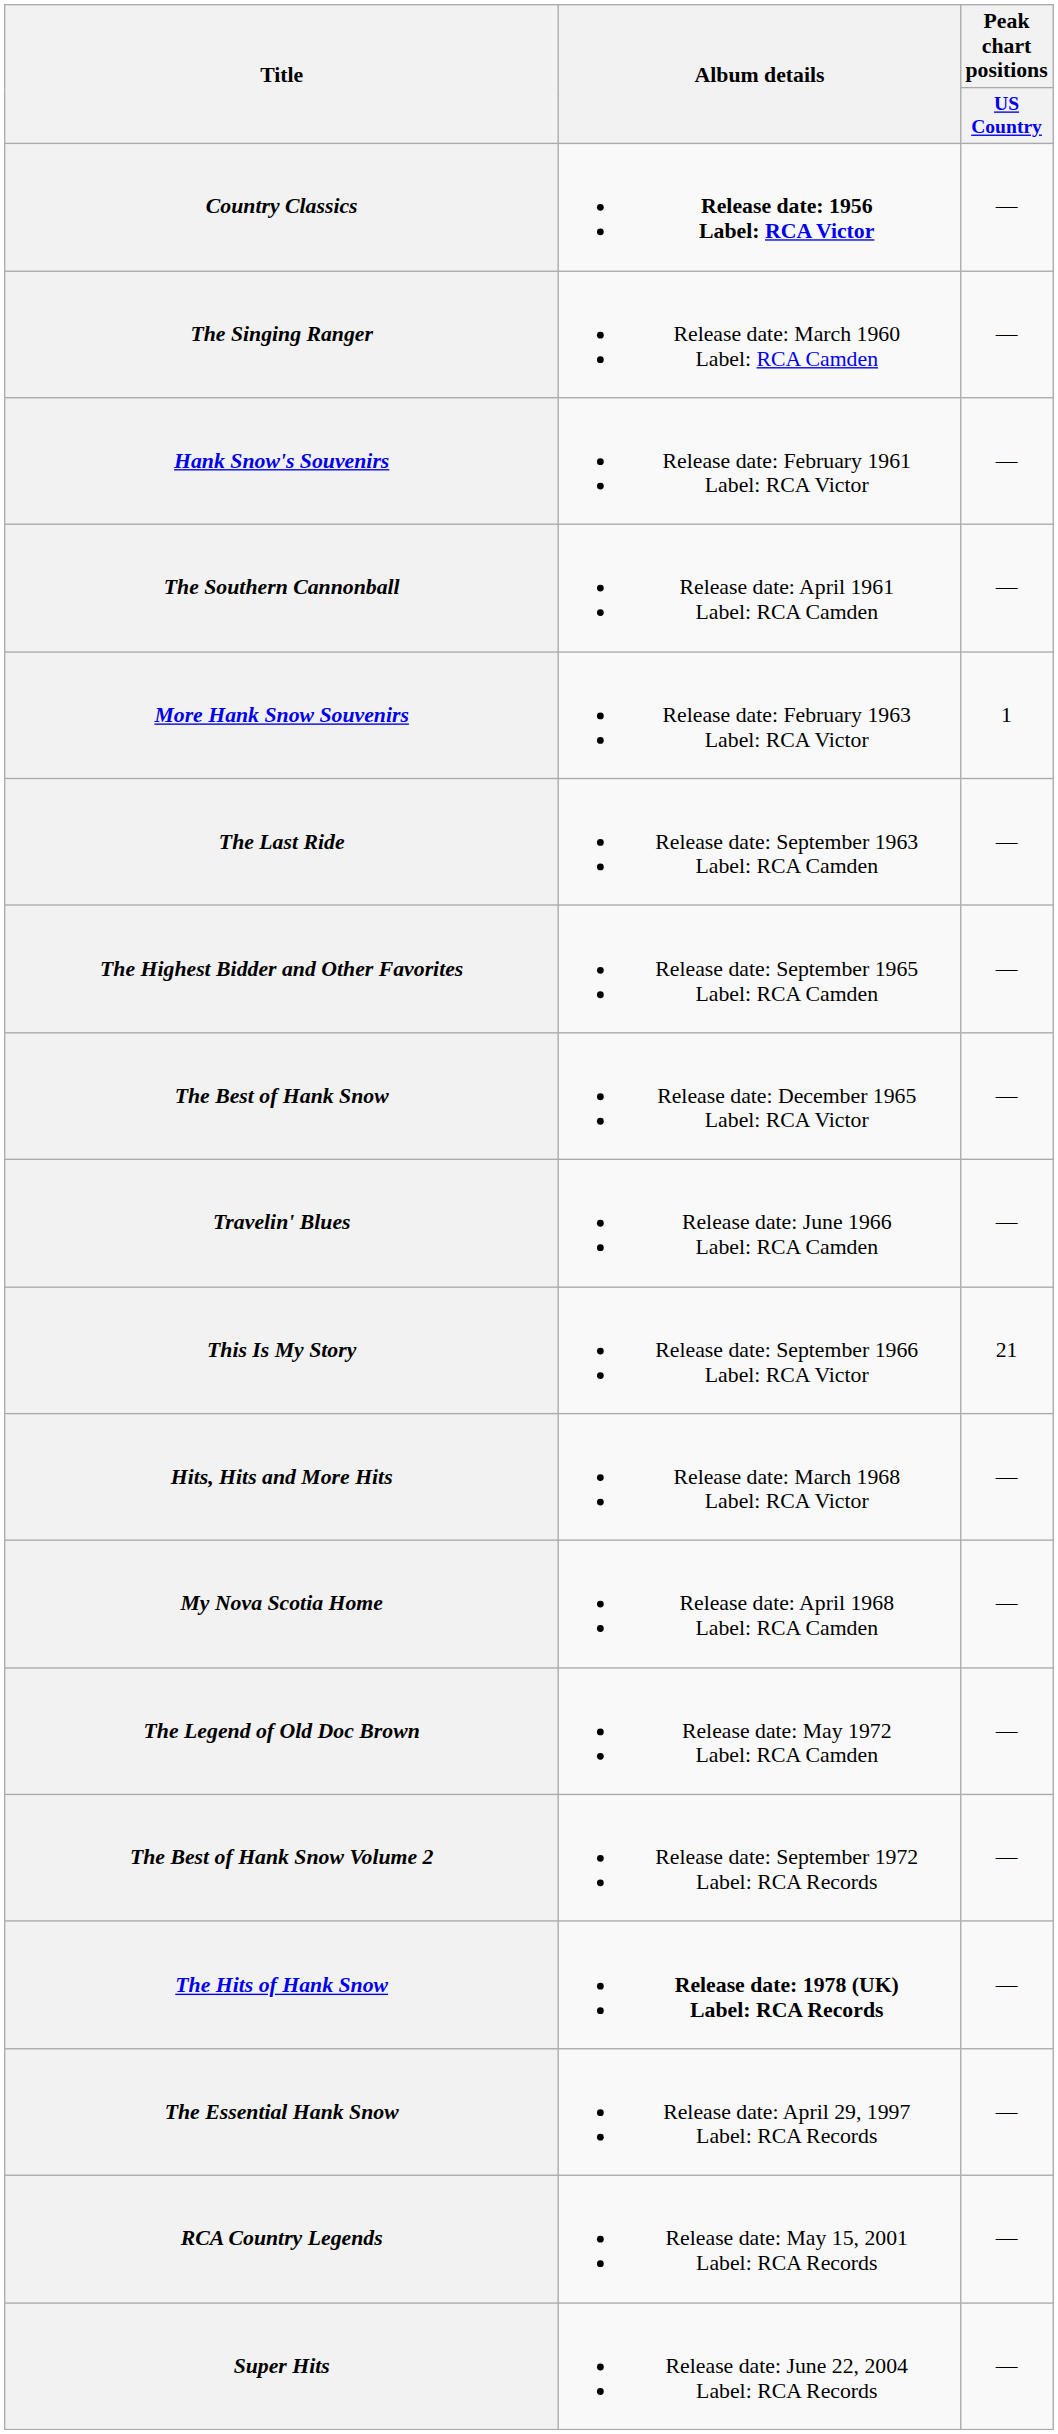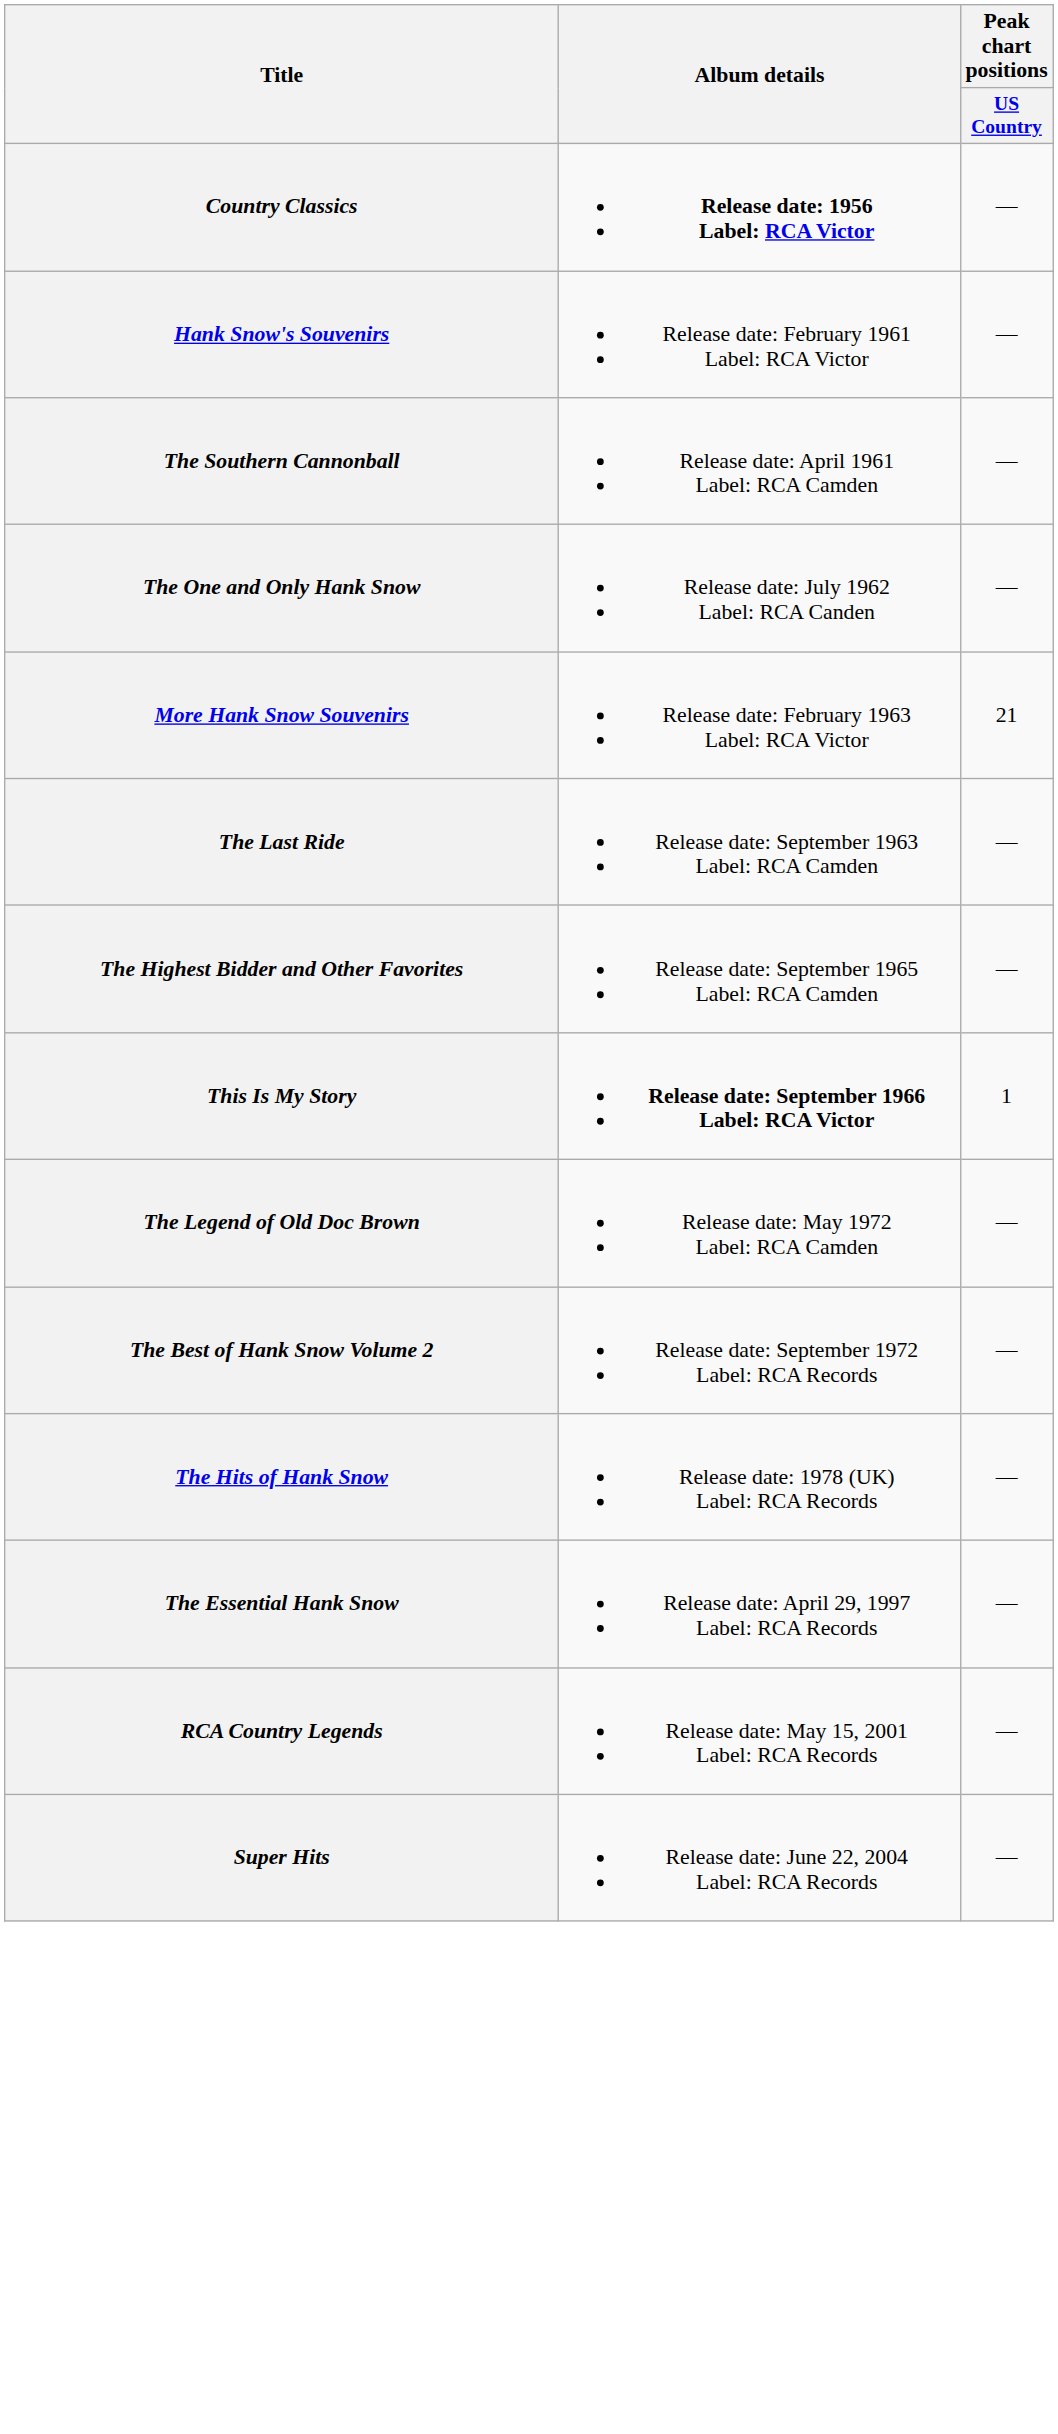- row: (282, 333)
+ row: (282, 587)
(1007, 714) 1 -> (1007, 714) 21
- row: (282, 1095)
- row: (282, 1222)
(760, 1362) normal -> (760, 1108) bold
(1007, 1349) 21 -> (1007, 1095) 1
- row: (282, 1476)
- row: (282, 1603)
(760, 1997) bold -> (760, 1489) normal
